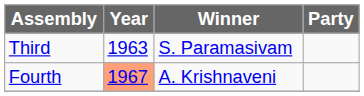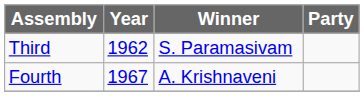(128, 47) 1963 -> (128, 47) 1962
(128, 76) lightsalmon background -> (128, 76) no background
